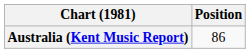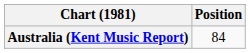(218, 37) 86 -> (218, 37) 84
